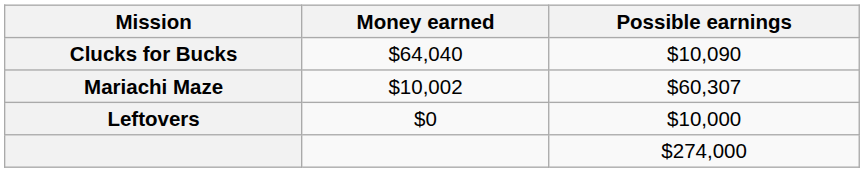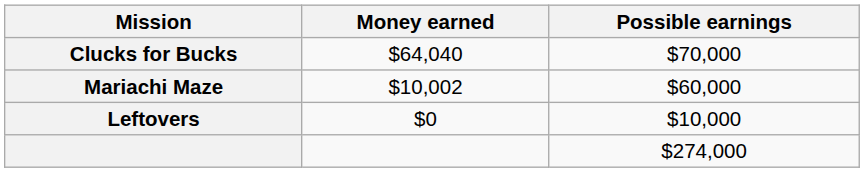(704, 54) $10,090 -> (704, 54) $70,000
(704, 86) $60,307 -> (704, 86) $60,000
